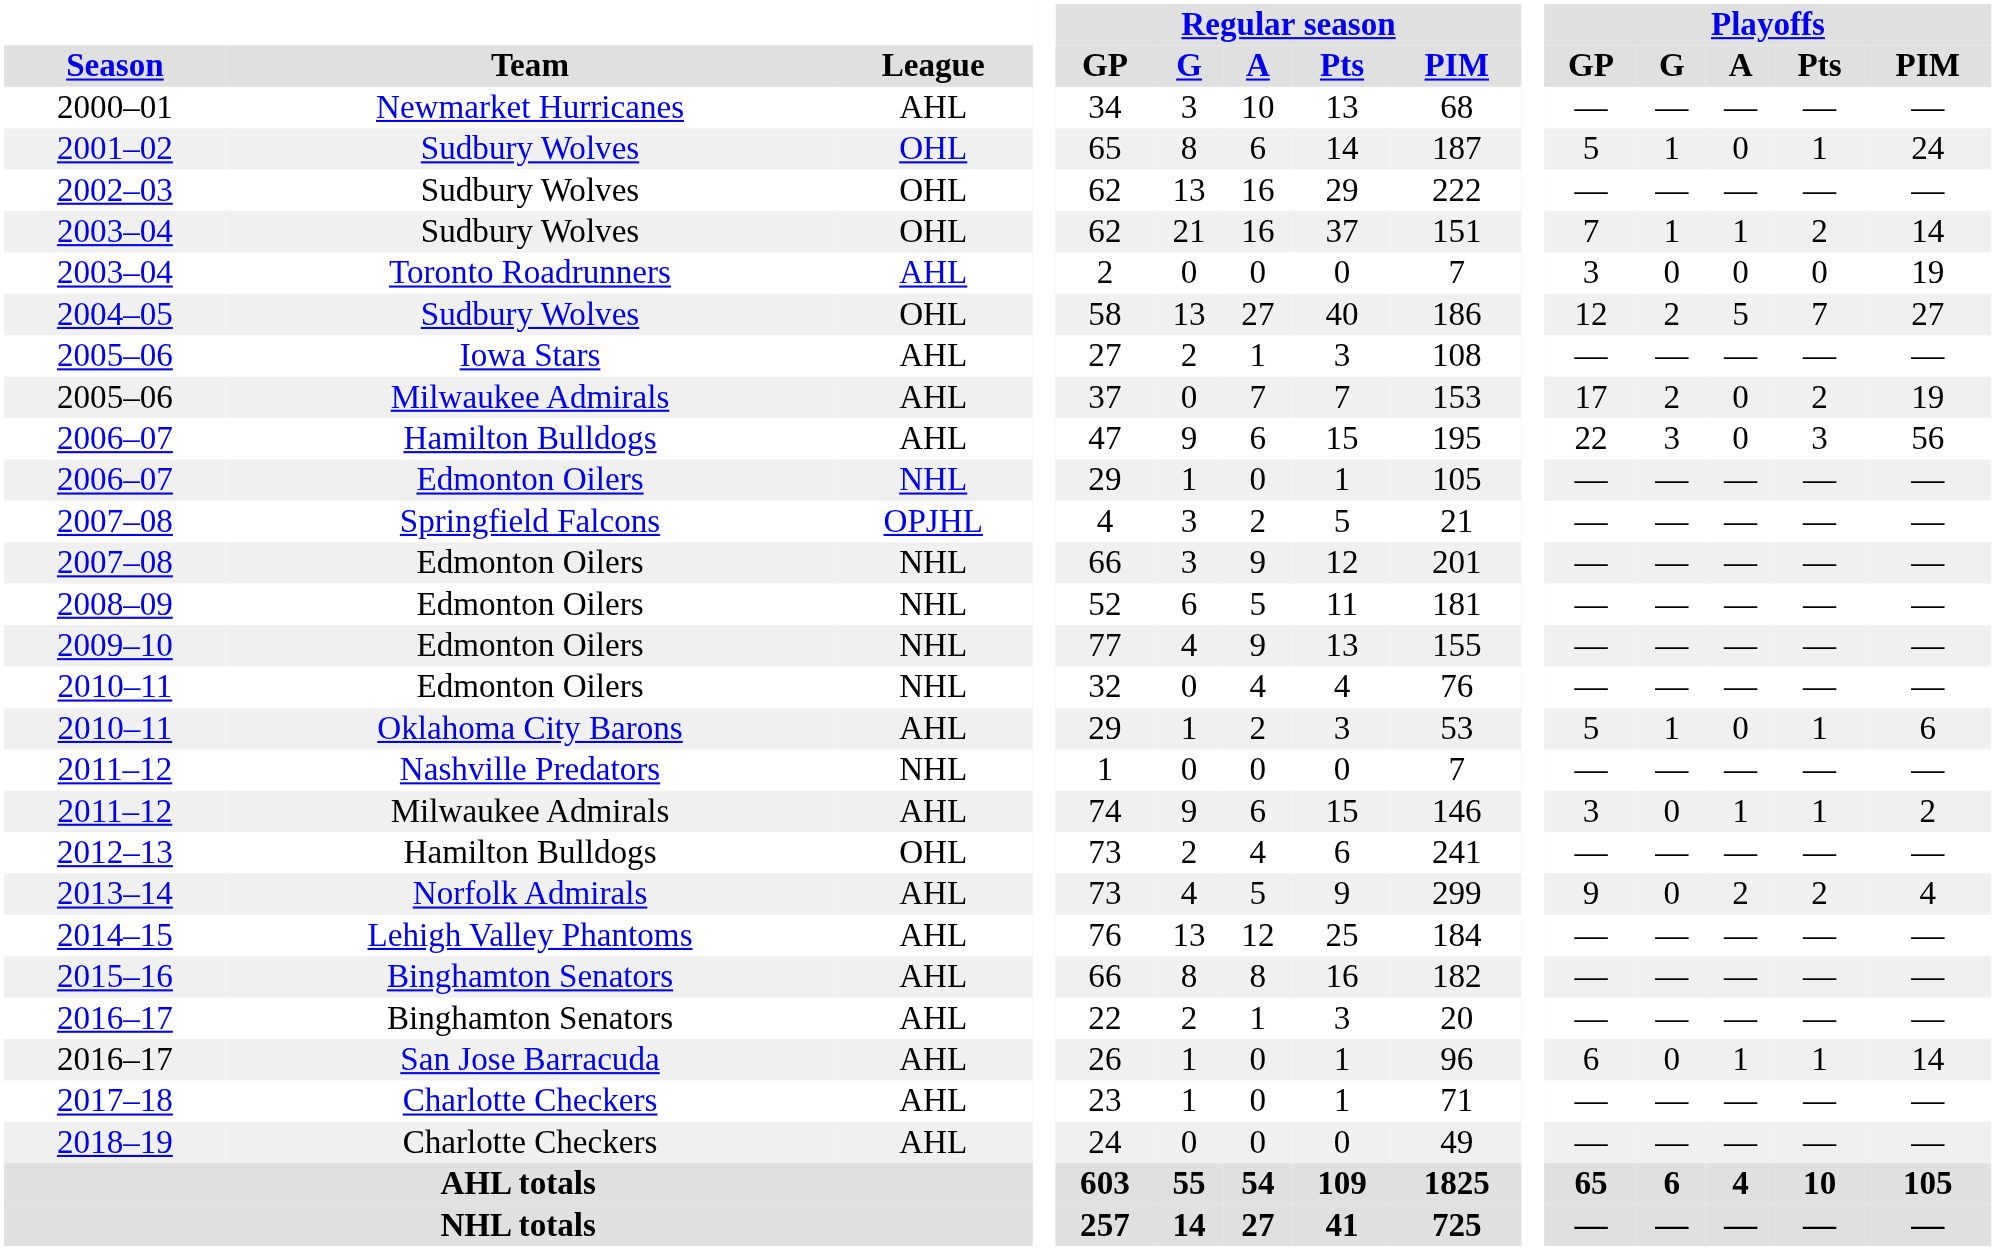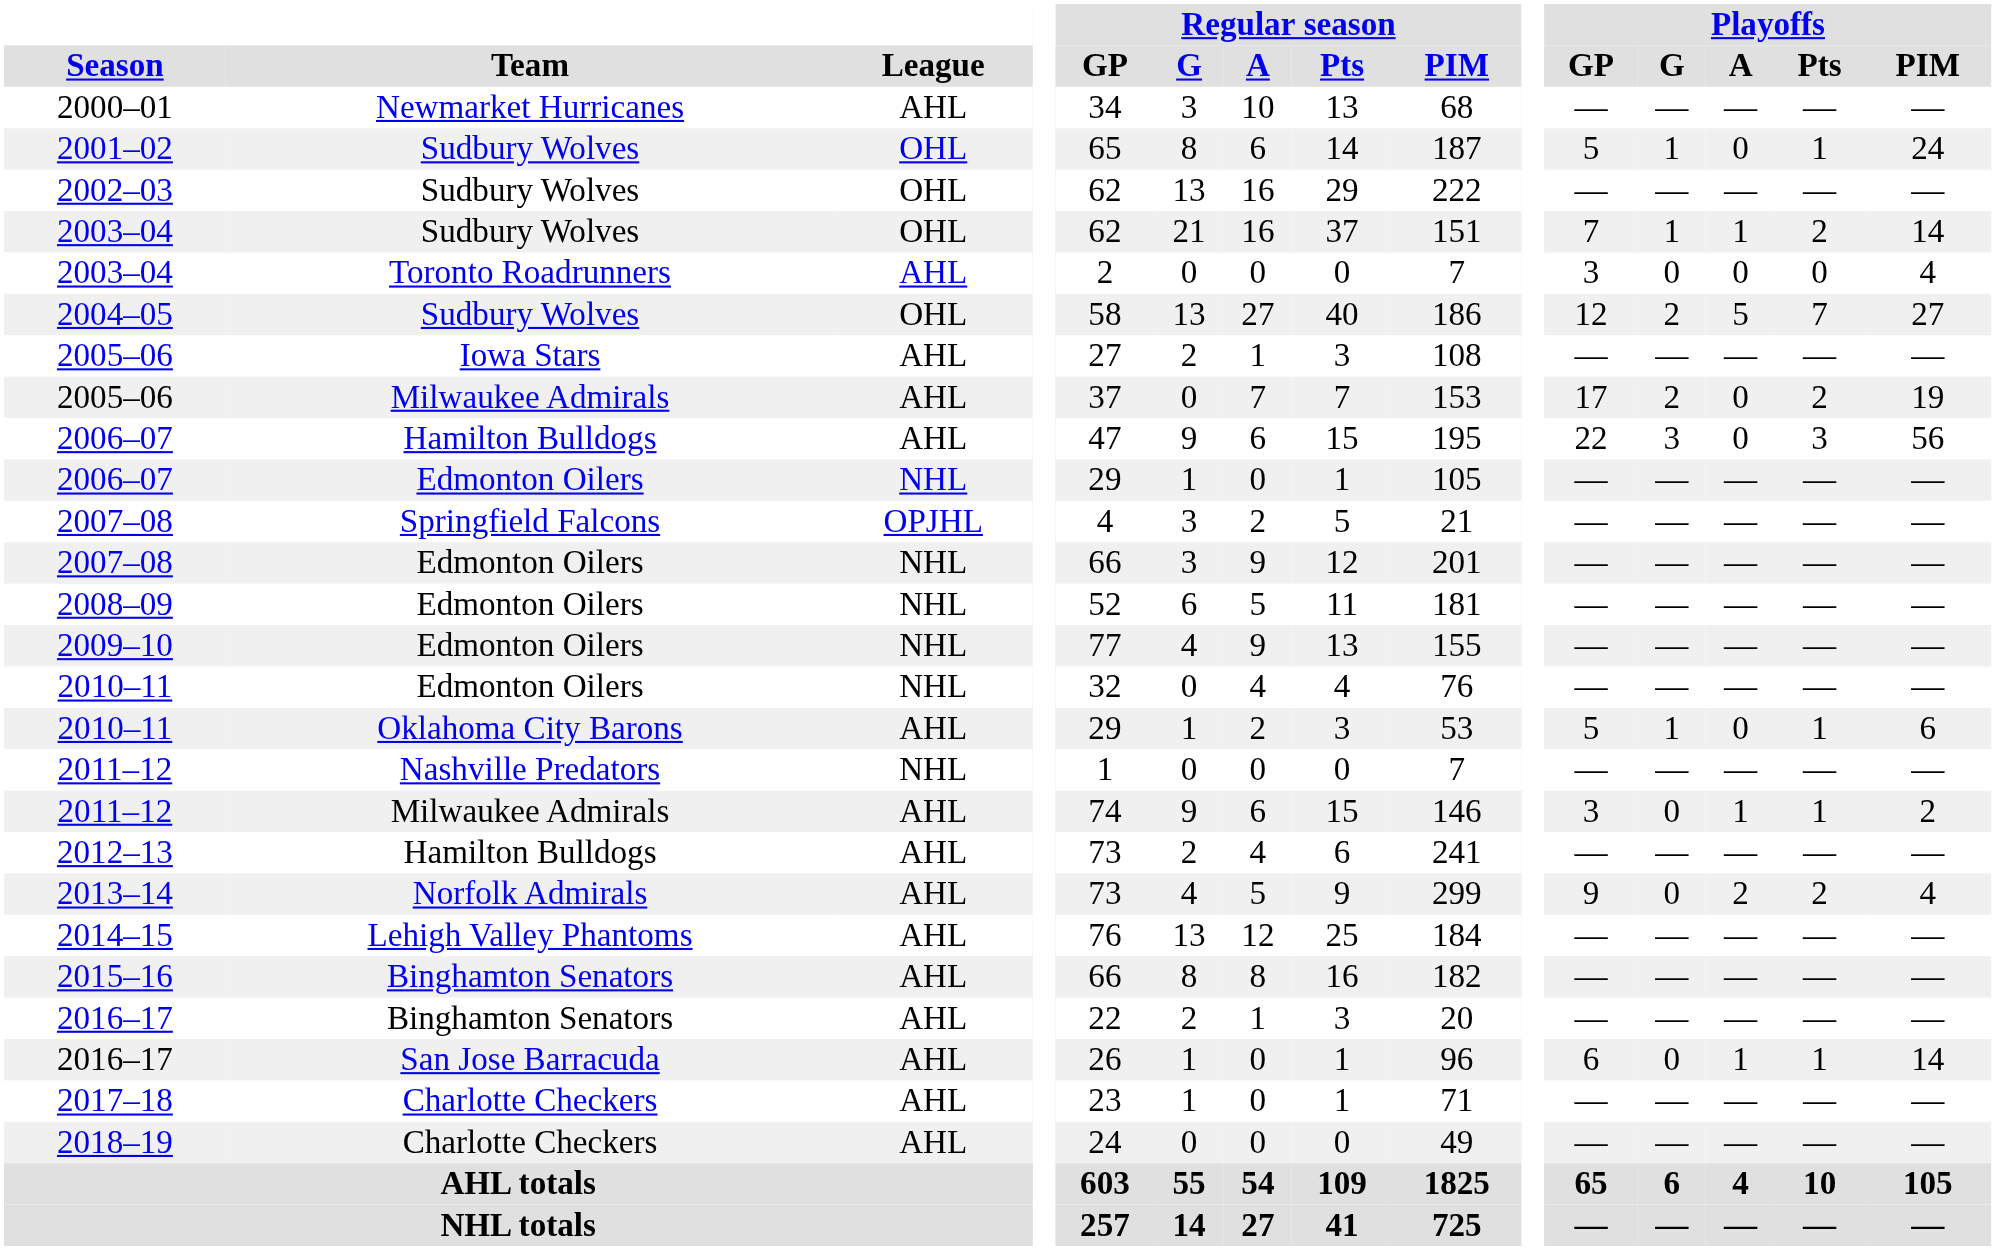(1928, 272) 19 -> (1928, 272) 4
(933, 852) OHL -> (933, 852) AHL
